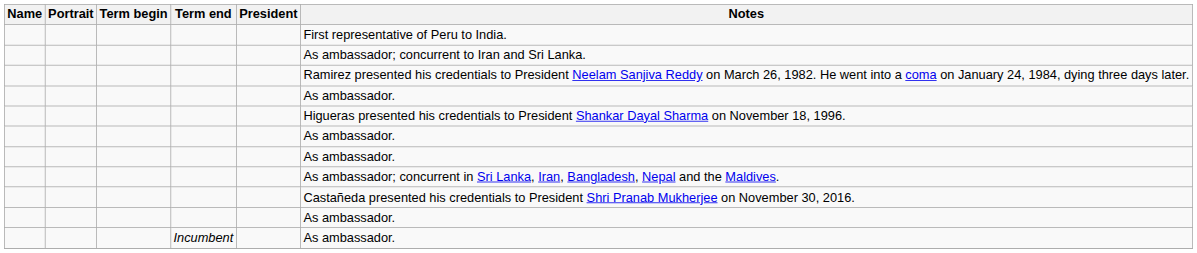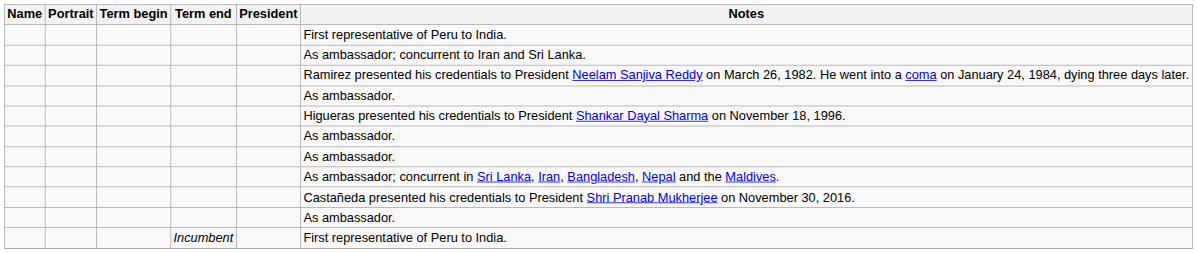(349, 237) As ambassador. -> (405, 237) First representative of Peru to India.
